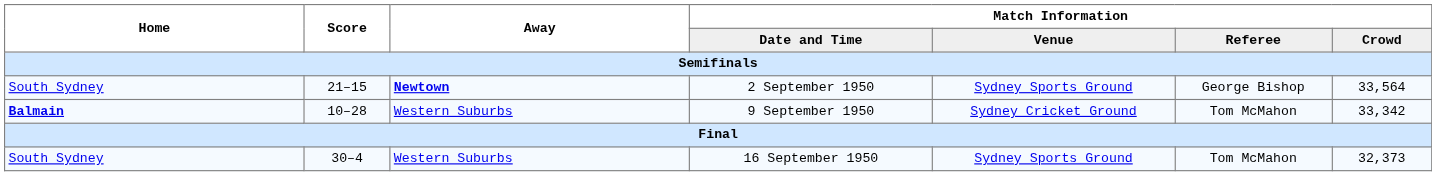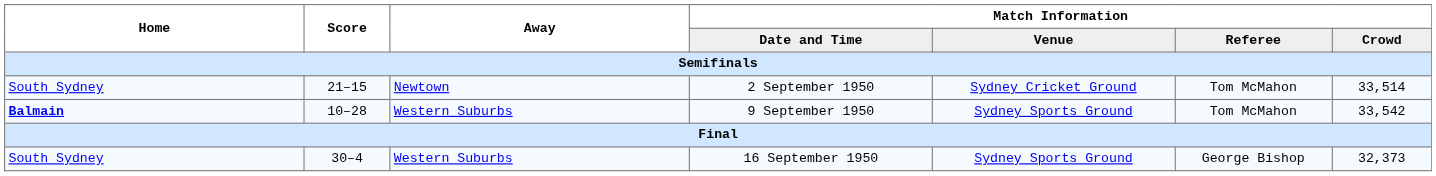(422, 88) bold -> (422, 88) normal
(1053, 88) Sydney Sports Ground -> (1053, 88) Sydney Cricket Ground
(1253, 88) George Bishop -> (1253, 88) Tom McMahon
(1382, 88) 33,564 -> (1382, 88) 33,514
(1053, 111) Sydney Cricket Ground -> (1053, 111) Sydney Sports Ground
(1382, 111) 33,342 -> (1382, 111) 33,542
(1253, 159) Tom McMahon -> (1253, 159) George Bishop
